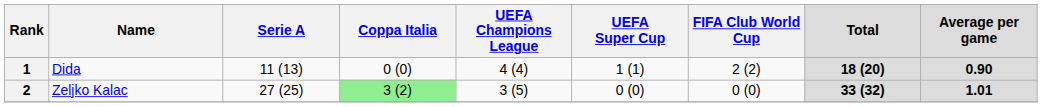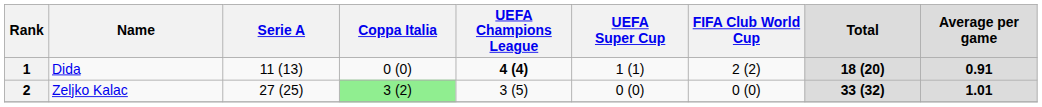(514, 68) normal -> (514, 68) bold
(979, 68) 0.90 -> (979, 68) 0.91
